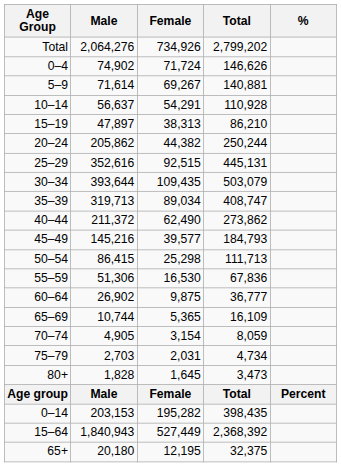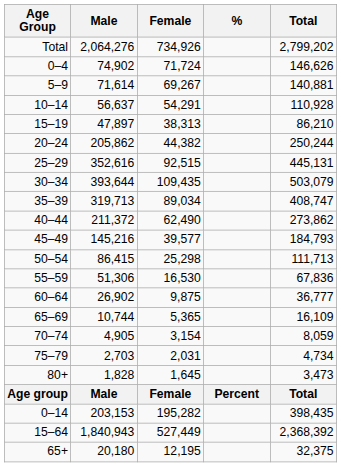columns swapped: (237, 20) <-> (303, 20)
